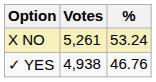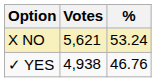(82, 40) 5,261 -> (82, 40) 5,621
